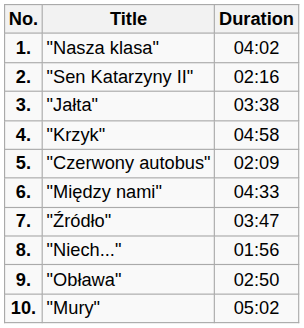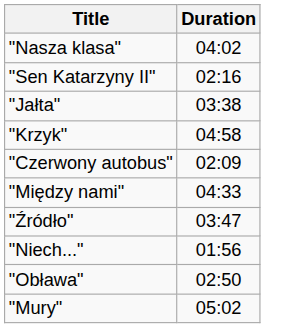- column: (23, 18)
